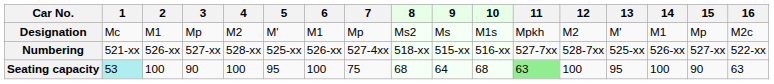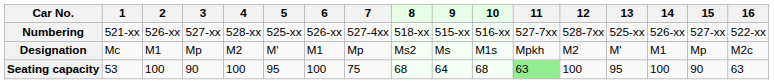rows swapped: (53, 32) <-> (53, 50)
(111, 69) paleturquoise background -> (111, 69) no background
